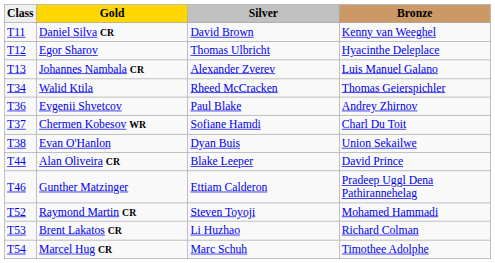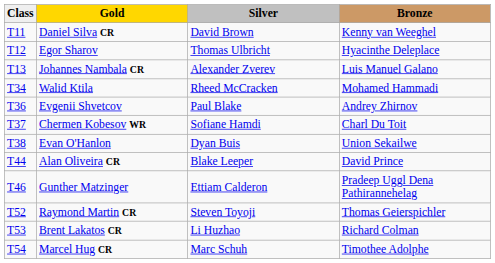(394, 87) Thomas Geierspichler -> (390, 87) Mohamed Hammadi
(390, 212) Mohamed Hammadi -> (394, 212) Thomas Geierspichler
